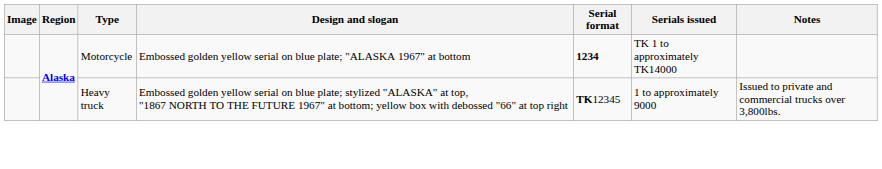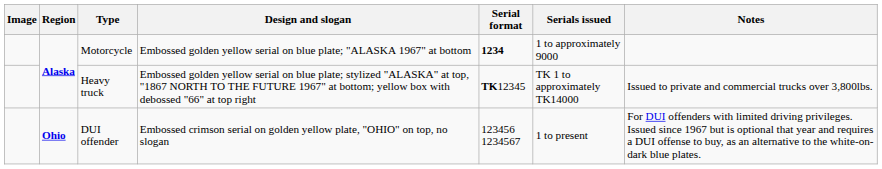(666, 56) TK 1 to approximately TK14000 -> (578, 50) 1 to approximately 9000
(676, 99) 1 to approximately 9000 -> (568, 86) TK 1 to approximately TK14000
+ row: (100, 135)
